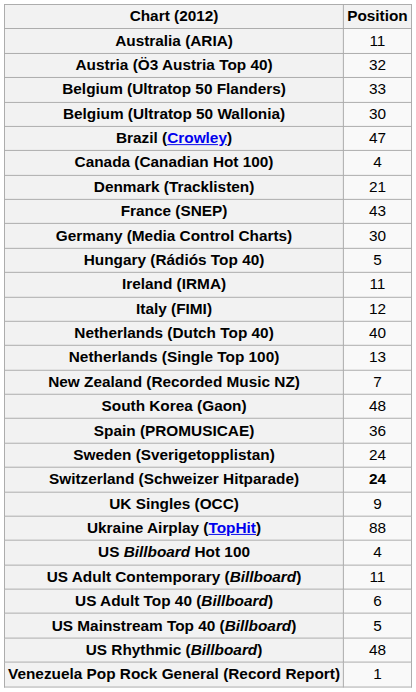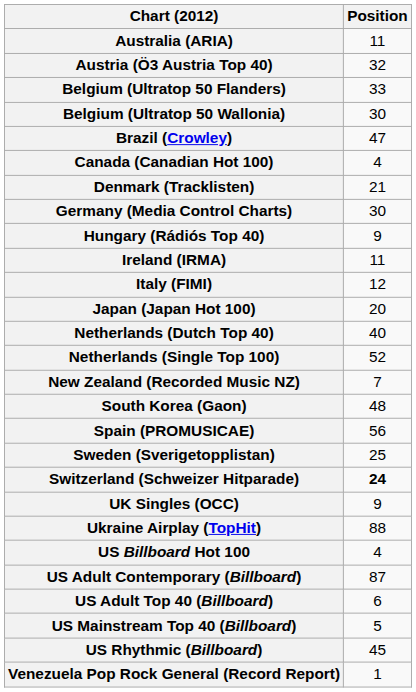- row: (174, 211)
(377, 260) 5 -> (377, 235) 9
+ row: (174, 308)
(377, 357) 13 -> (377, 357) 52
(377, 430) 36 -> (377, 430) 56
(377, 455) 24 -> (377, 455) 25
(377, 576) 11 -> (377, 576) 87
(377, 650) 48 -> (377, 650) 45
